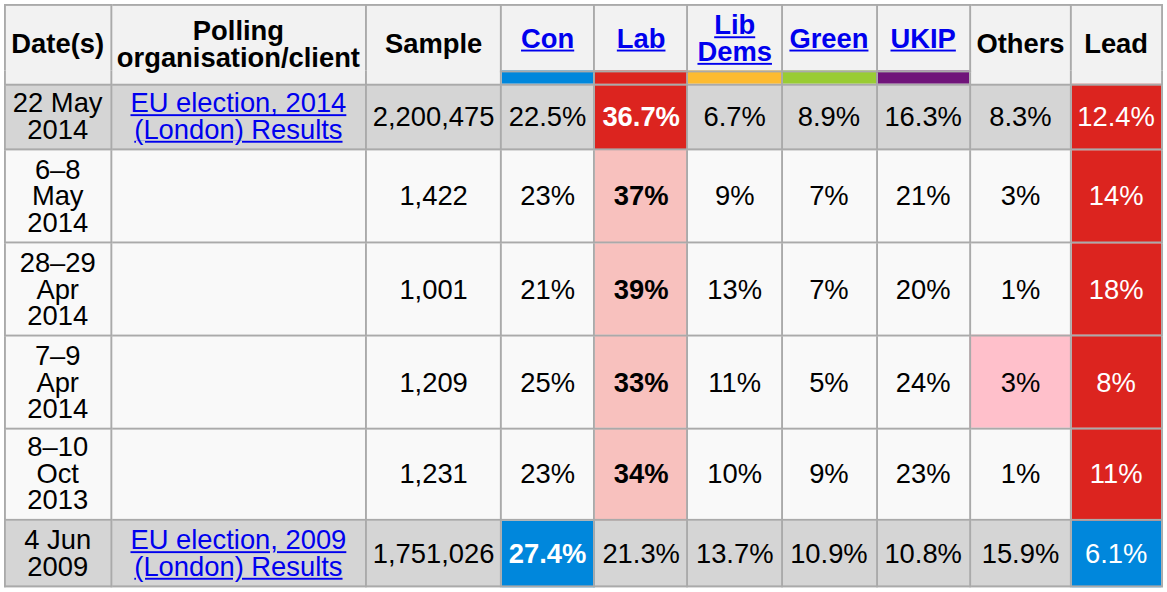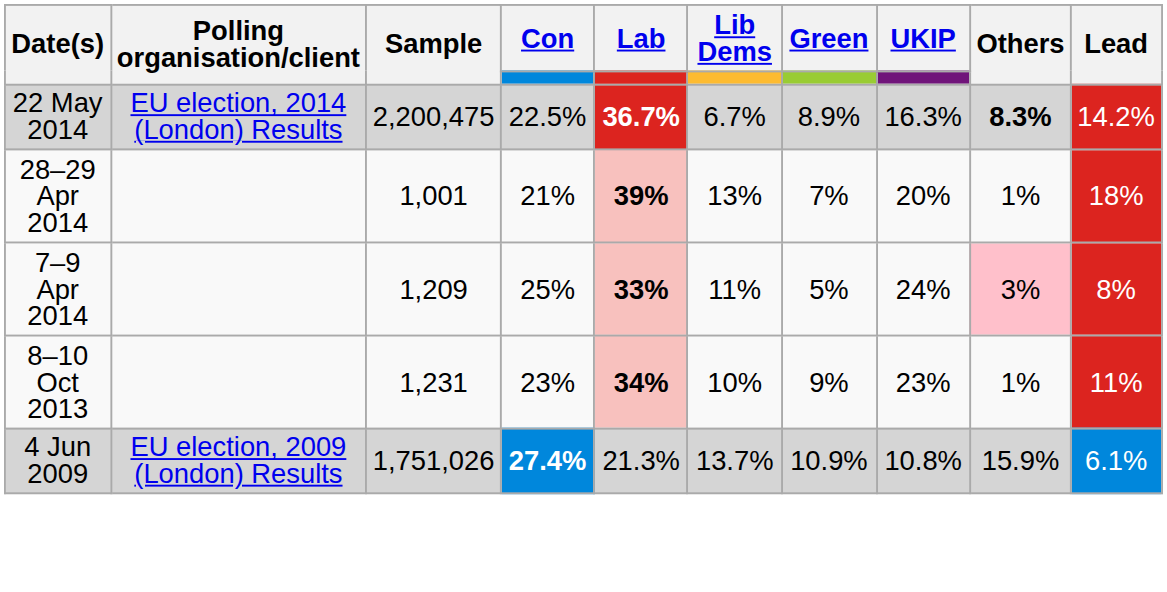(1020, 117) normal -> (1020, 117) bold
(1116, 117) 12.4% -> (1116, 117) 14.2%
- row: (58, 197)
